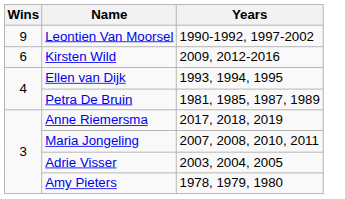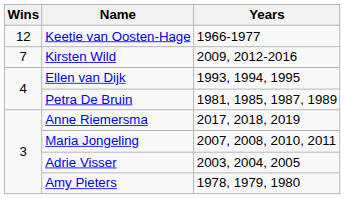+ row: (118, 36)
- row: (109, 36)
(23, 57) 6 -> (23, 57) 7
